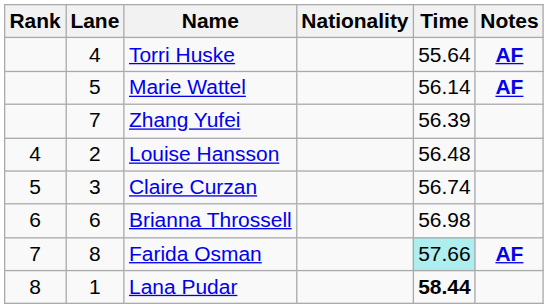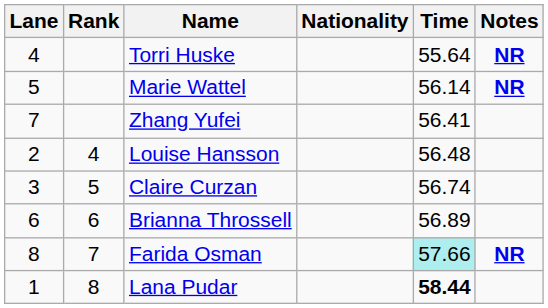columns swapped: (35, 21) <-> (95, 21)
(509, 54) AF -> (509, 54) NR
(509, 87) AF -> (509, 87) NR
(444, 120) 56.39 -> (444, 120) 56.41
(444, 220) 56.98 -> (444, 220) 56.89
(509, 253) AF -> (509, 253) NR
